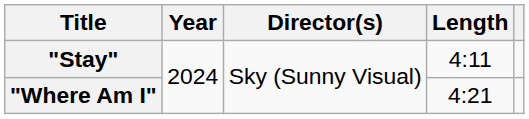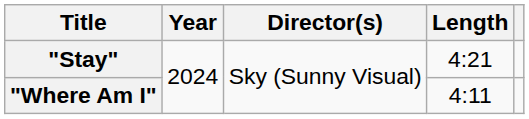(470, 58) 4:11 -> (470, 58) 4:21
(470, 95) 4:21 -> (470, 95) 4:11
